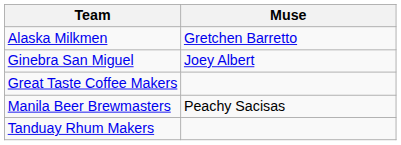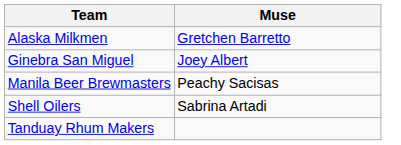- row: (93, 83)
+ row: (44, 106)
